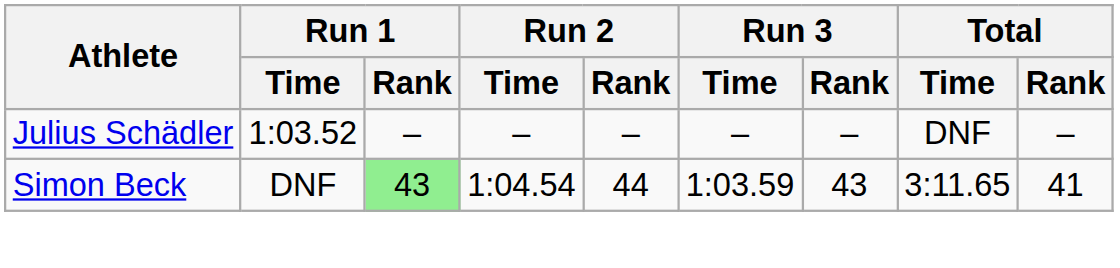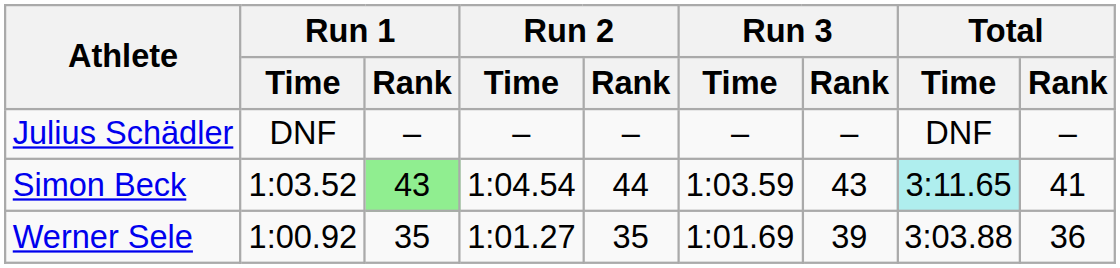(303, 134) 1:03.52 -> (303, 134) DNF
(303, 185) DNF -> (303, 185) 1:03.52
(957, 185) no background -> (959, 185) paleturquoise background
+ row: (103, 237)
